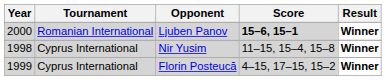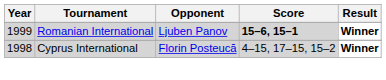(20, 31) 2000 -> (20, 31) 1999
- row: (183, 49)
(20, 67) 1999 -> (20, 49) 1998
